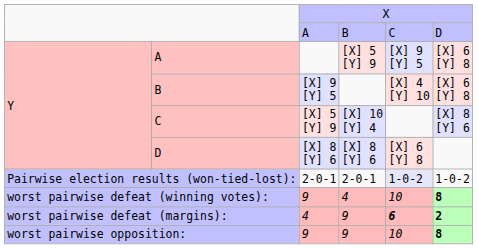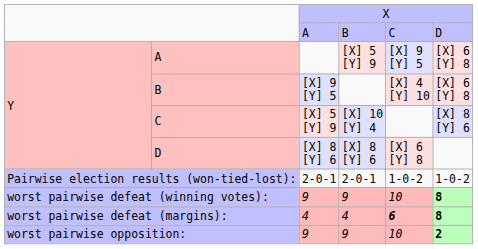(406, 178) lavender background -> (406, 178) no background
(345, 197) 4 -> (345, 197) 9
(345, 216) 9 -> (345, 216) 4
(439, 216) 2 -> (439, 216) 8
(439, 234) 8 -> (439, 234) 2
